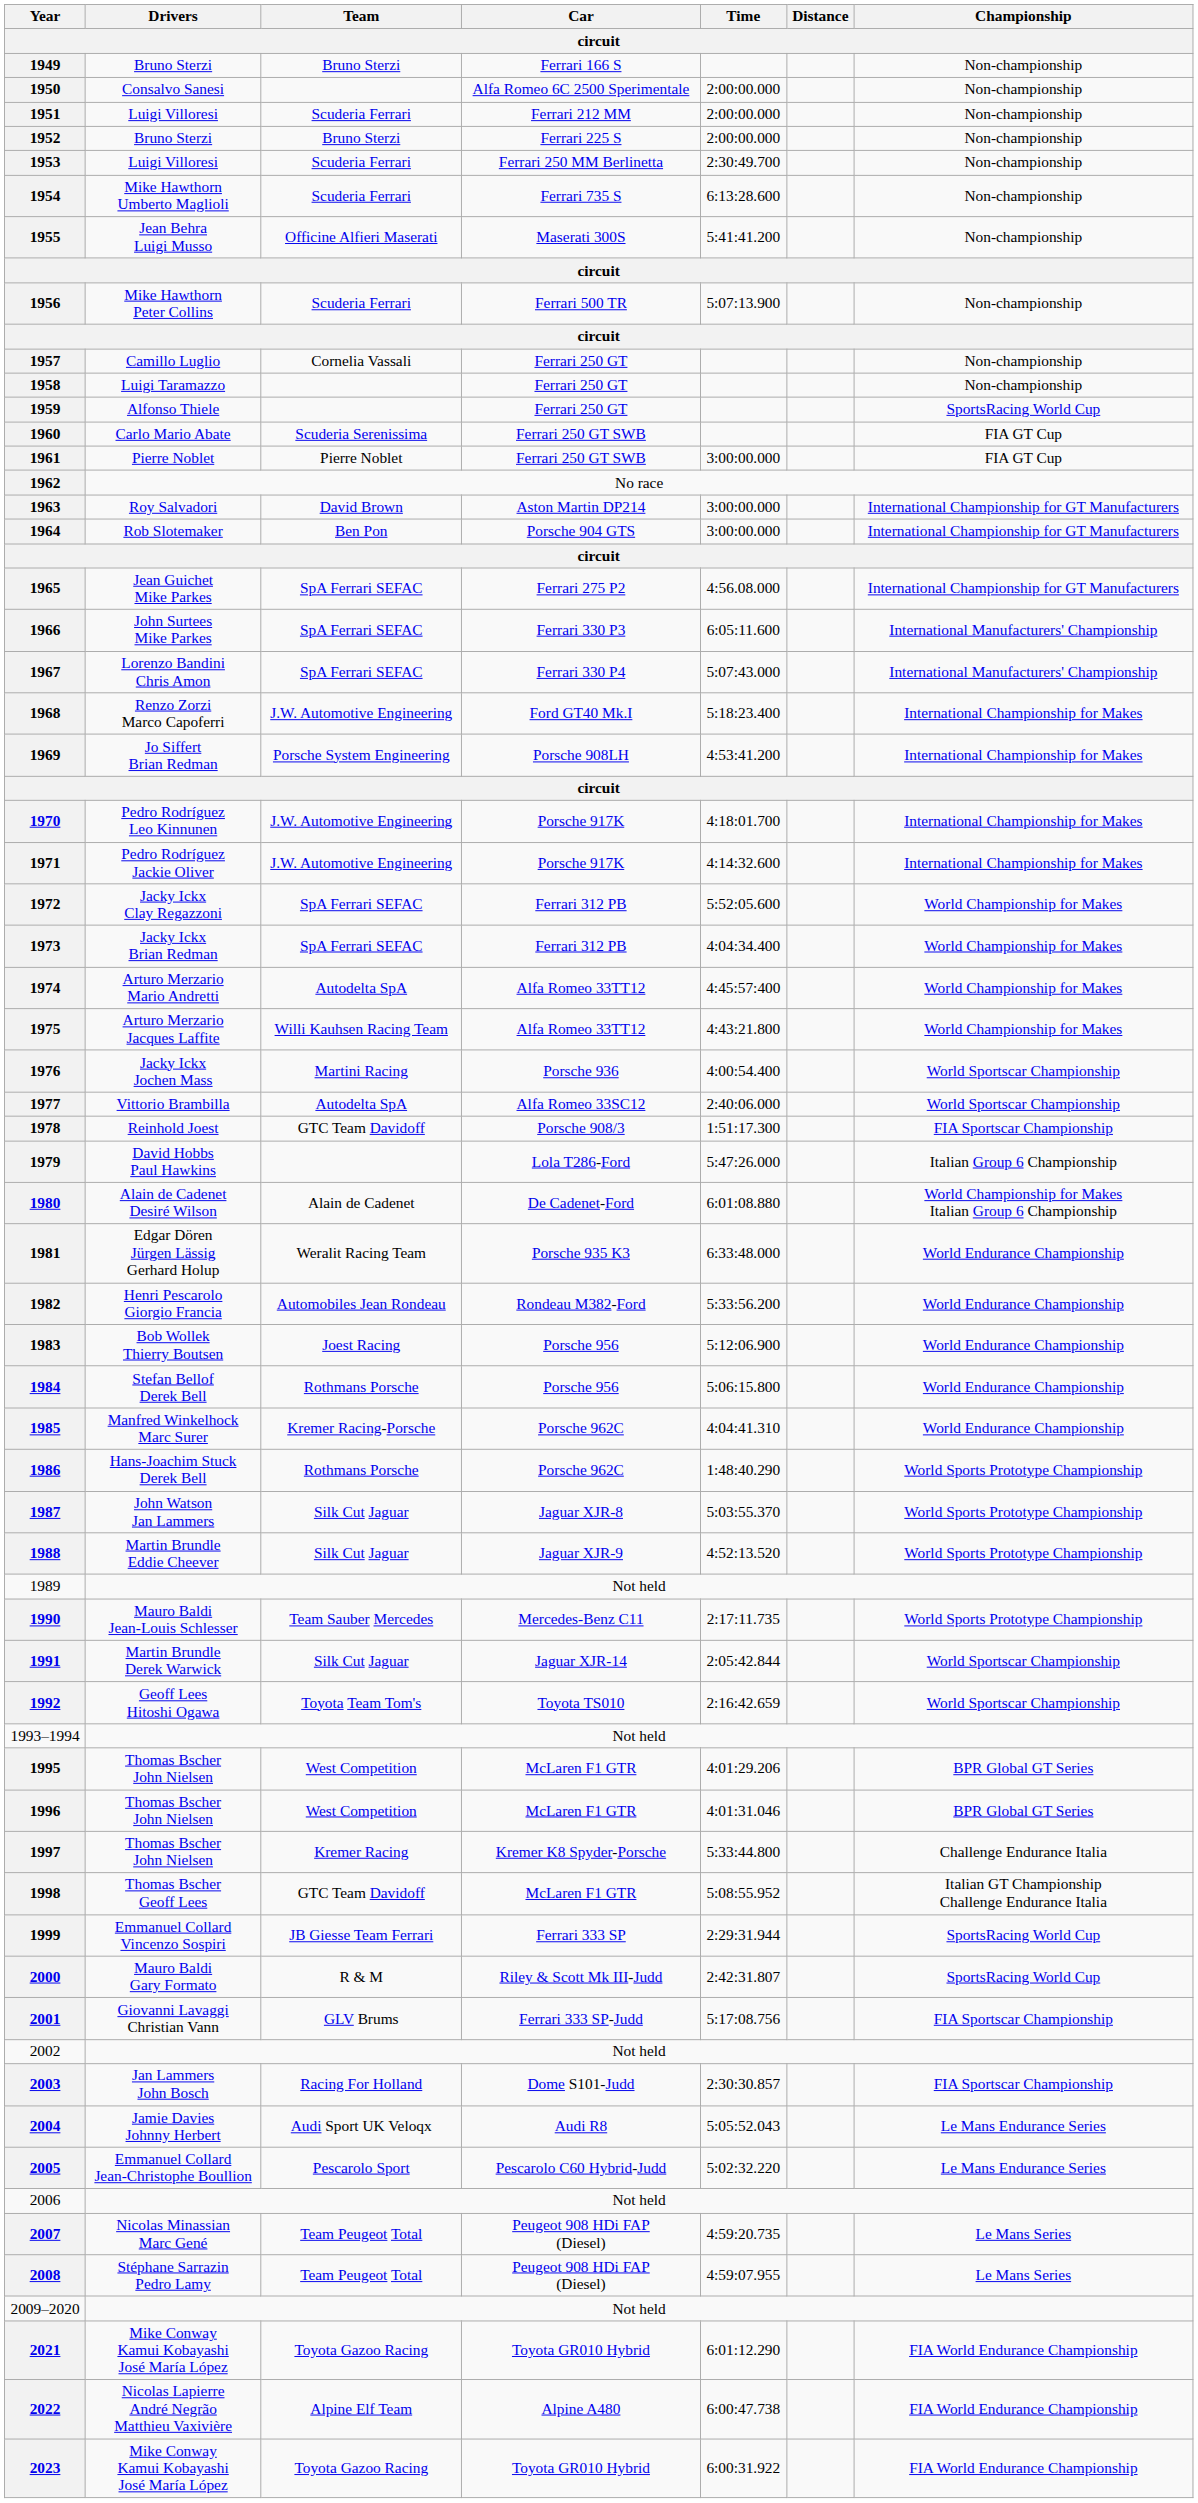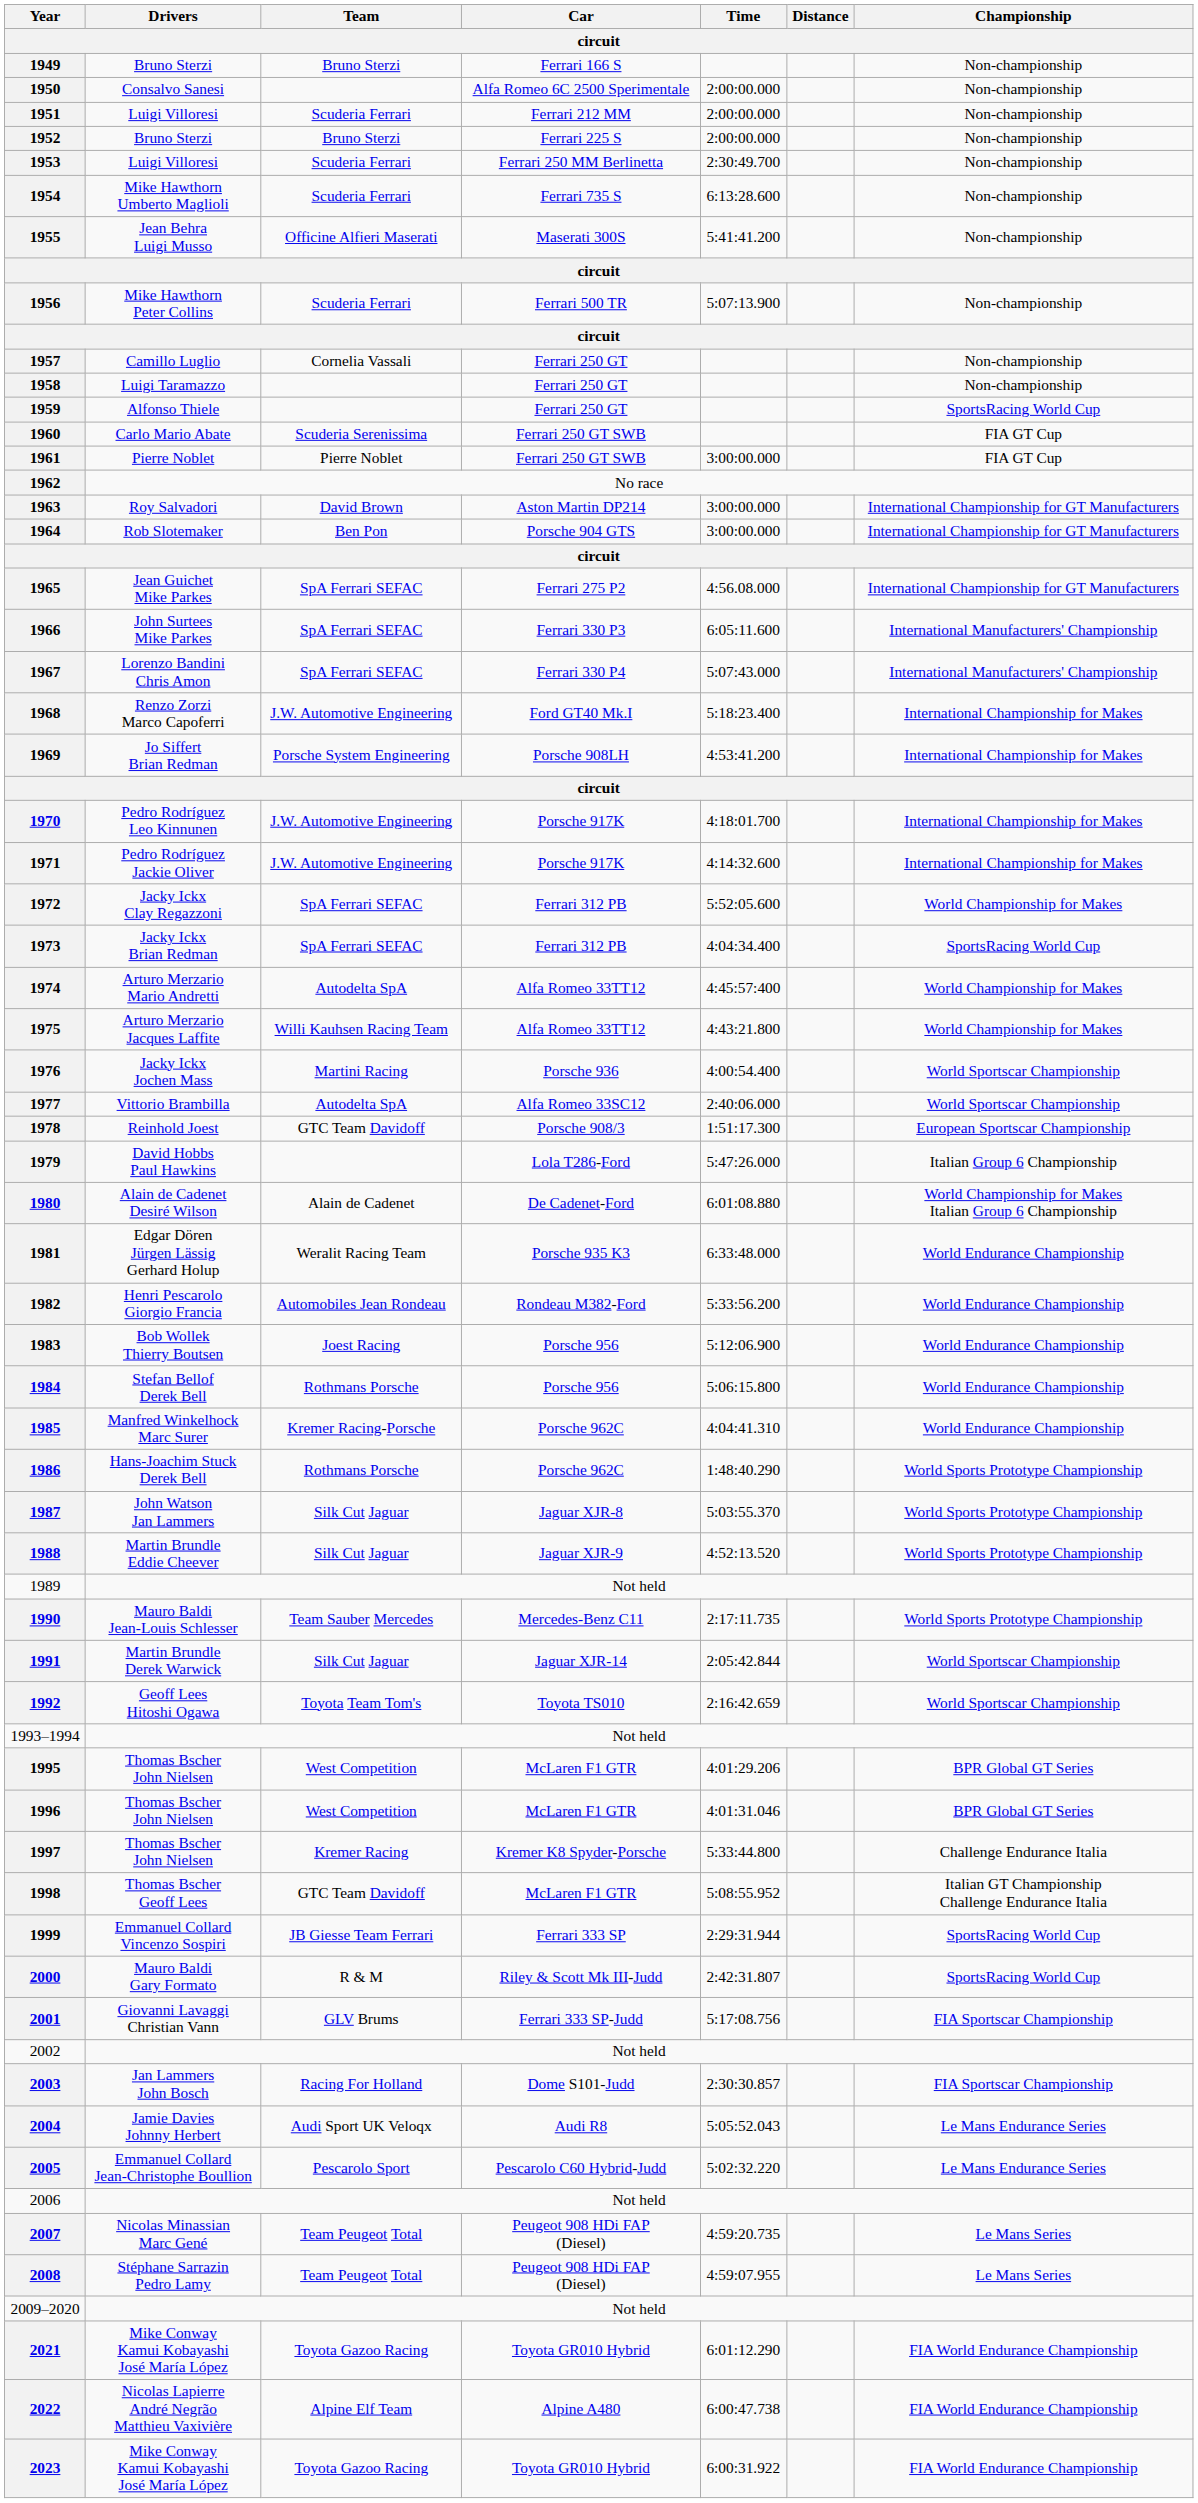(1023, 946) World Championship for Makes -> (1023, 946) SportsRacing World Cup
(1023, 1128) FIA Sportscar Championship -> (1023, 1128) European Sportscar Championship
